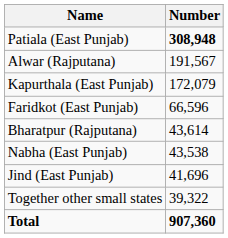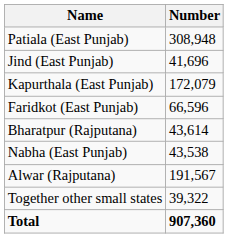(192, 38) bold -> (192, 38) normal
rows swapped: (62, 61) <-> (61, 175)
